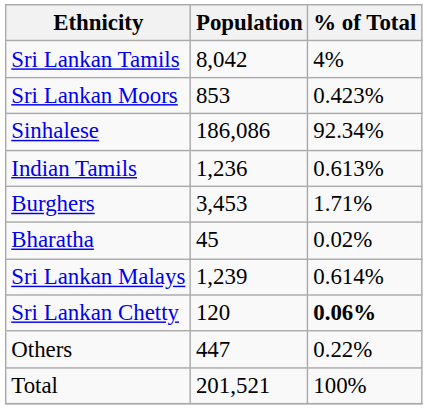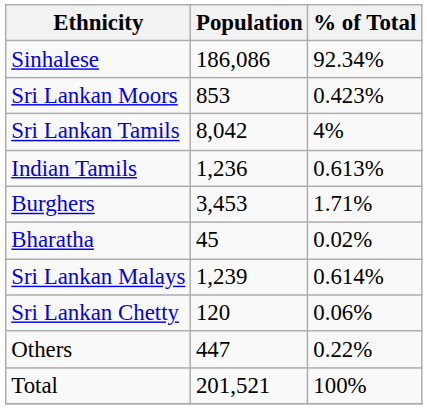rows swapped: (55, 131) <-> (95, 58)
(345, 312) bold -> (343, 312) normal
